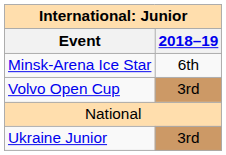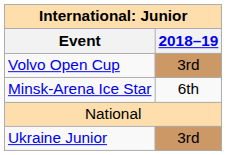rows swapped: (64, 89) <-> (80, 65)
